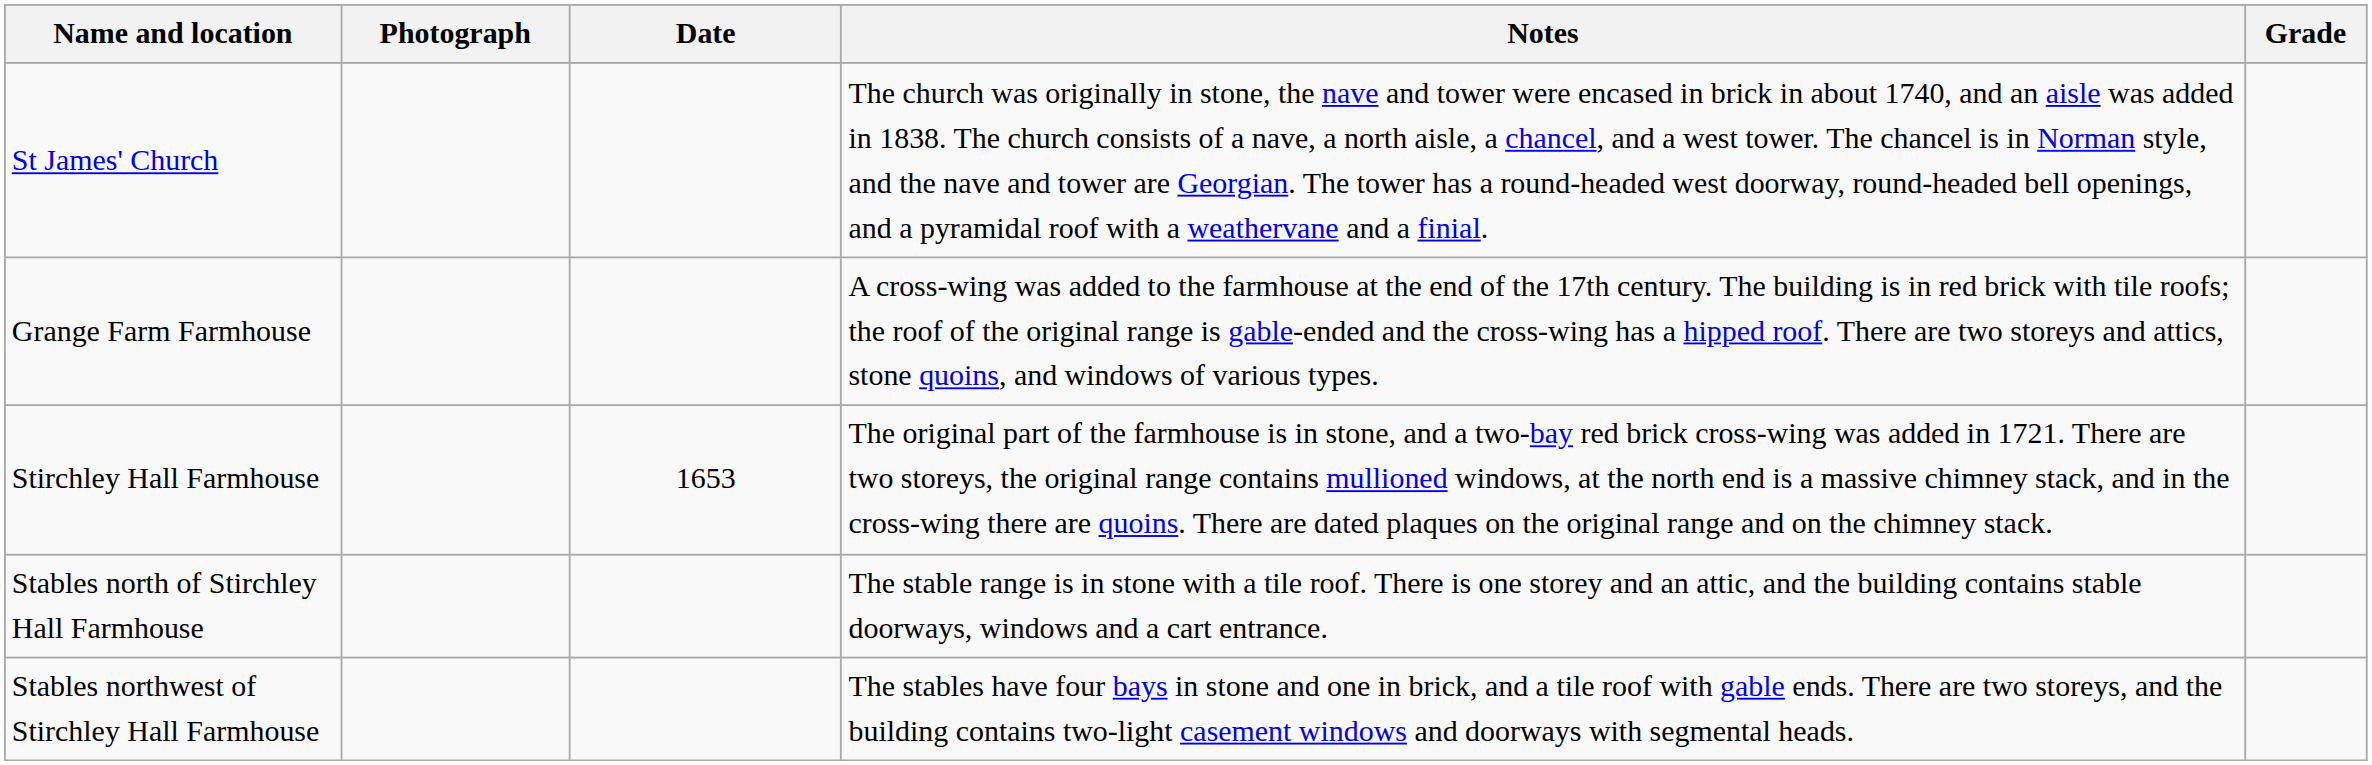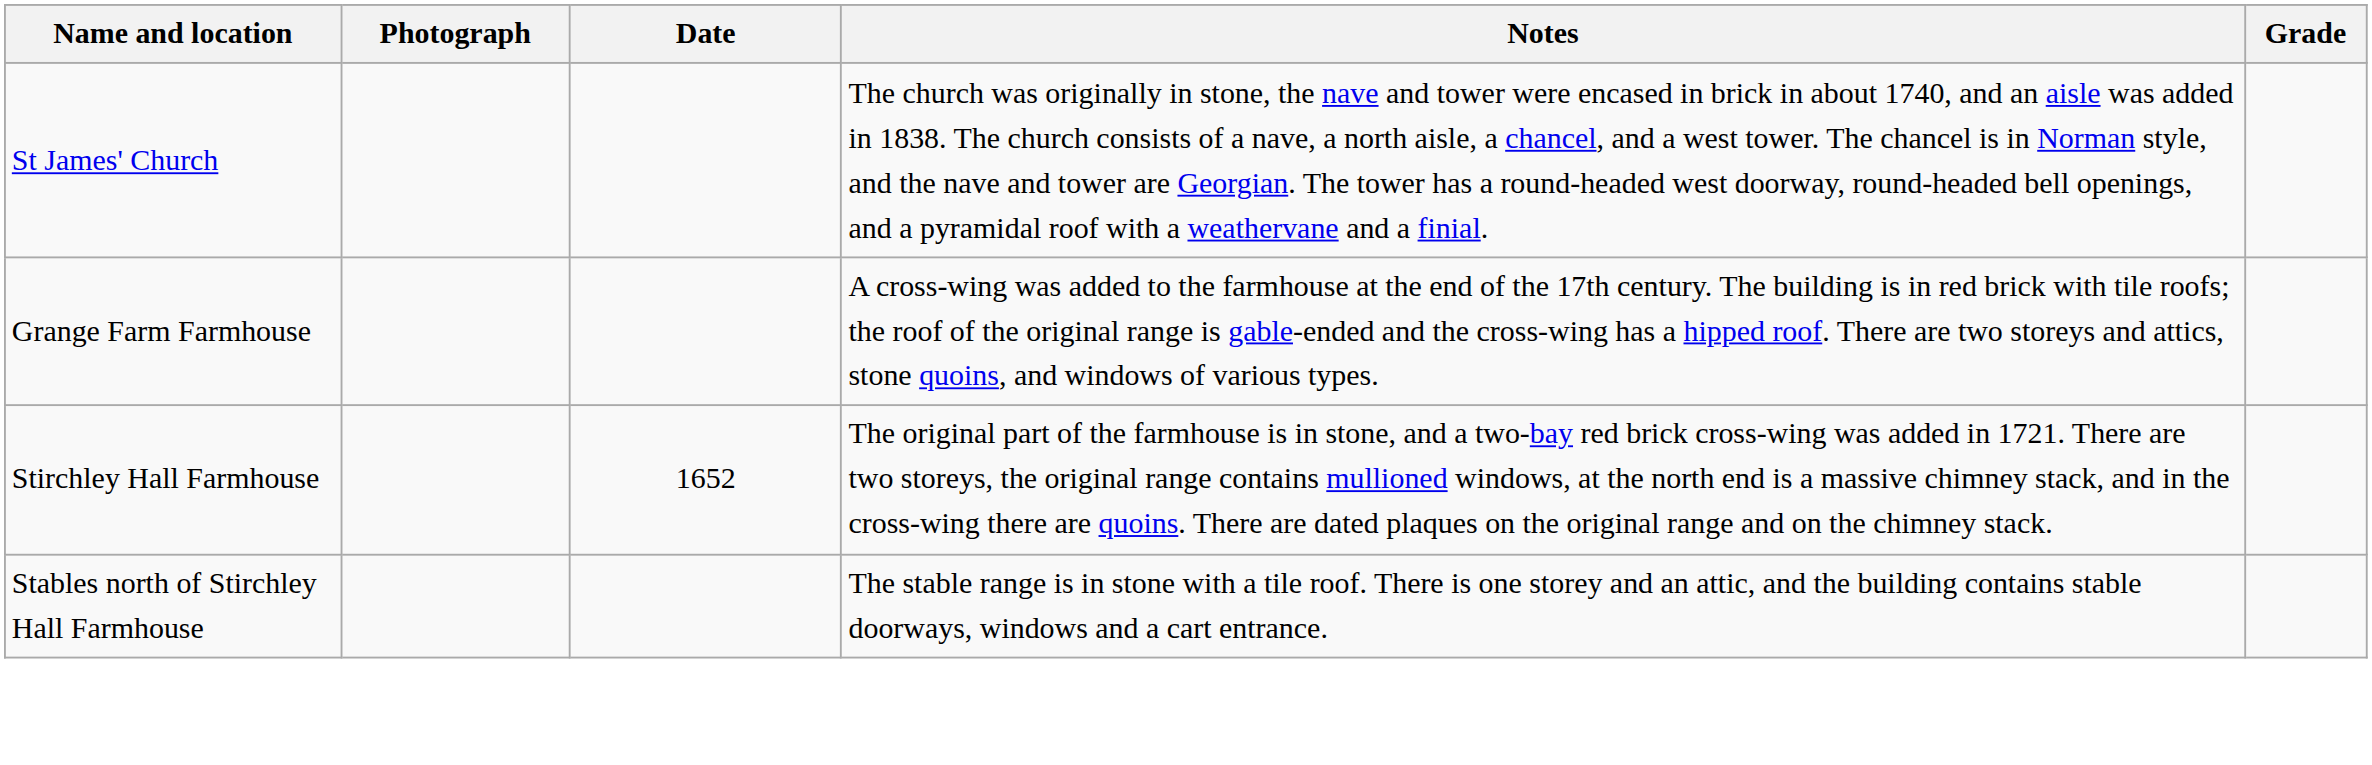(706, 479) 1653 -> (706, 479) 1652
- row: (166, 708)
